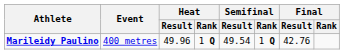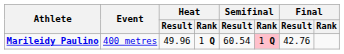(237, 41) 49.54 -> (237, 41) 60.54
(267, 41) no background -> (267, 41) pink background
